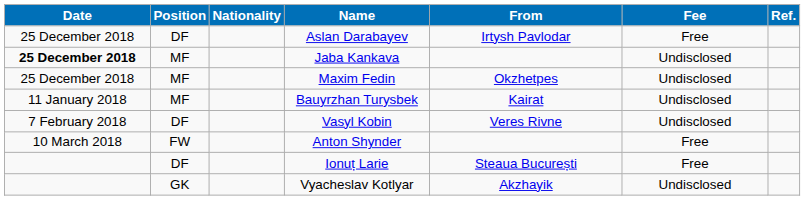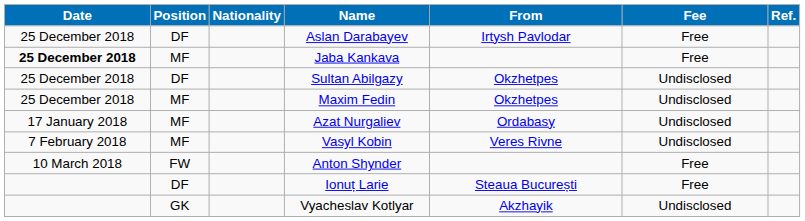(695, 58) Undisclosed -> (695, 58) Free
+ row: (357, 79)
- row: (357, 100)
+ row: (357, 121)
(180, 121) DF -> (180, 142) MF
